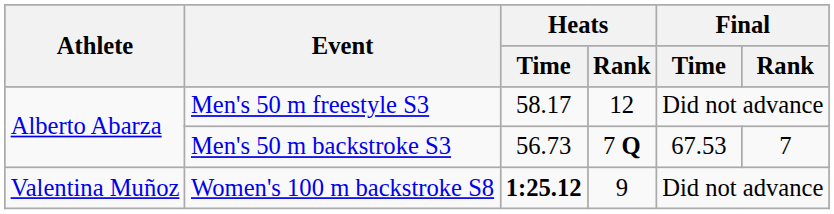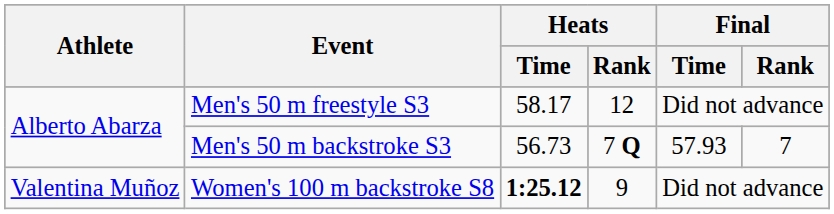(699, 147) 67.53 -> (699, 147) 57.93
